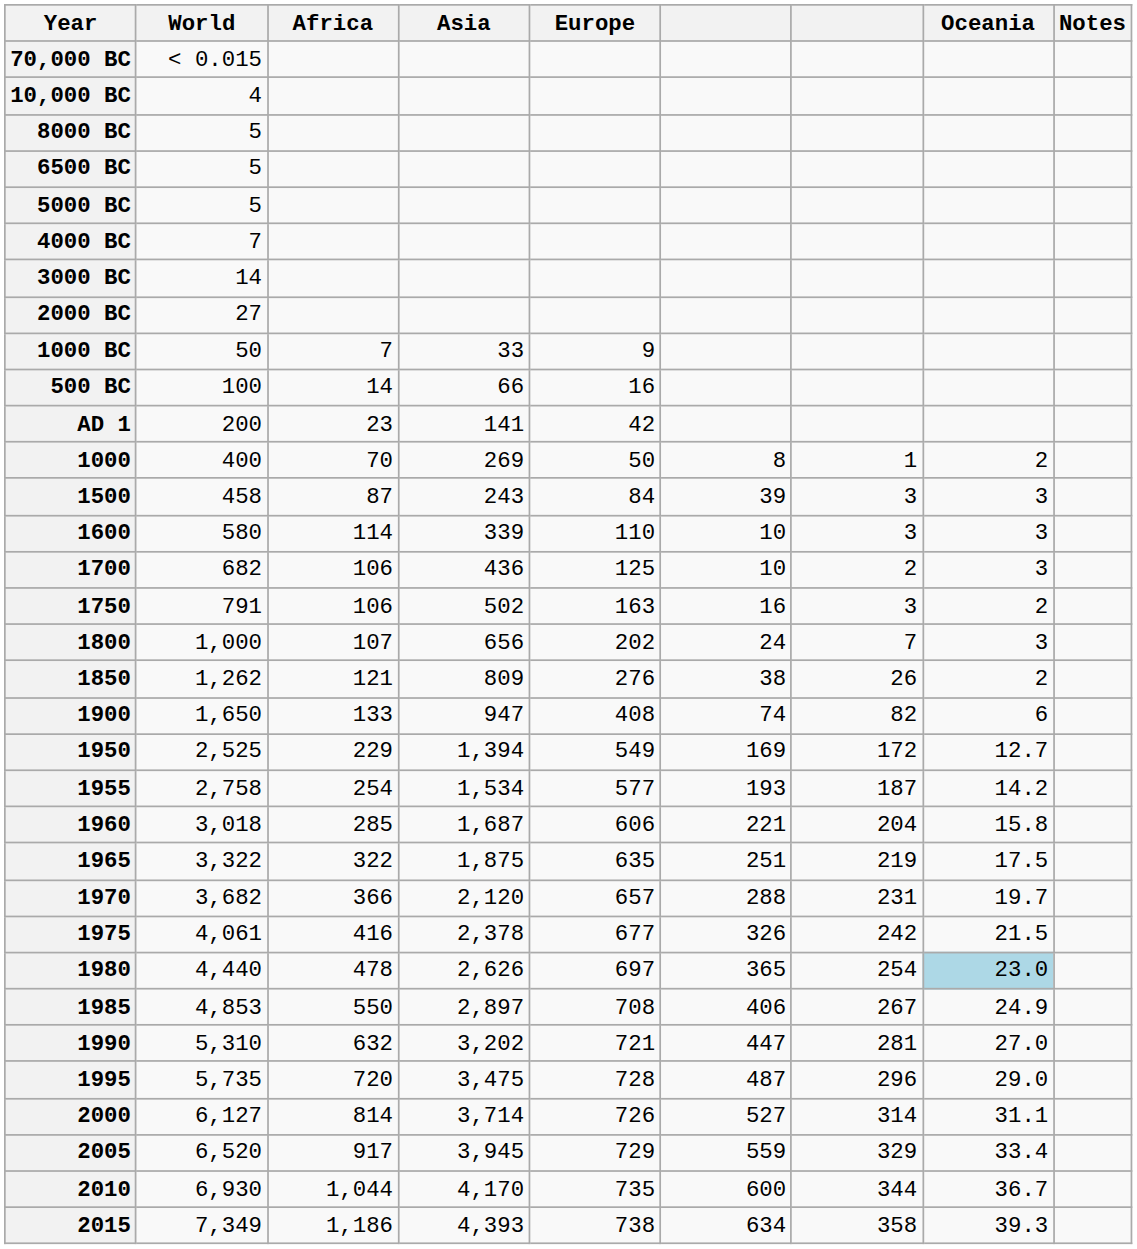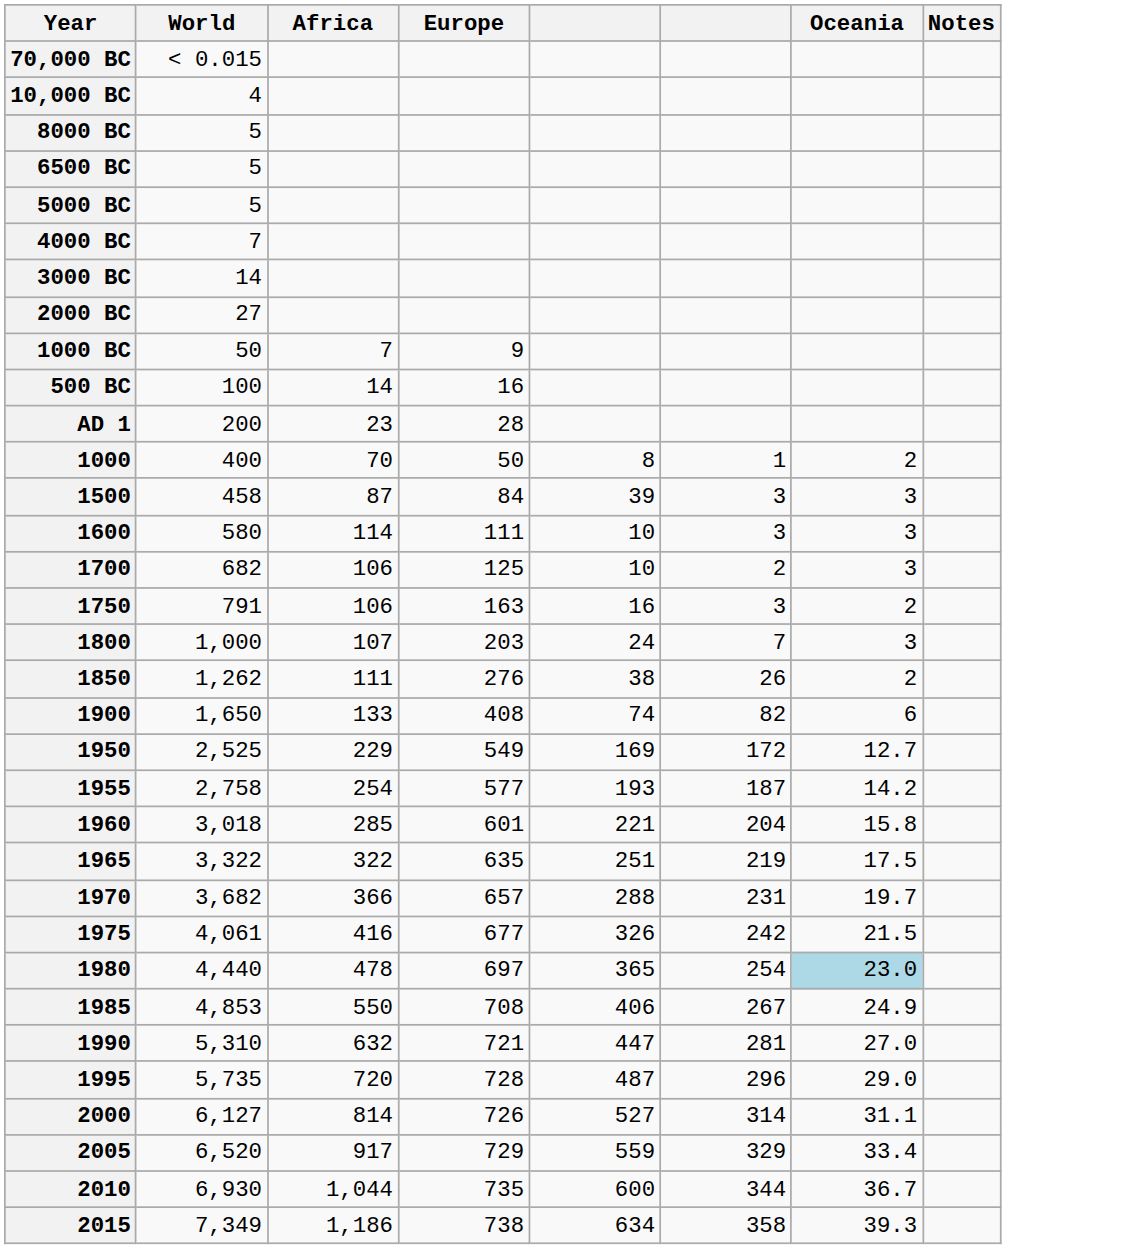- column: (464, 23)
(642, 424) 42 -> (511, 424) 28
(635, 533) 110 -> (504, 533) 111
(635, 643) 202 -> (504, 643) 203
(373, 679) 121 -> (373, 679) 111
(635, 825) 606 -> (504, 825) 601
